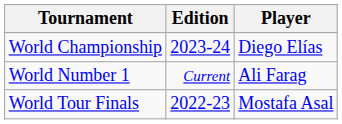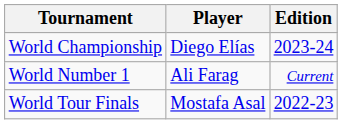columns swapped: (200, 18) <-> (286, 18)
